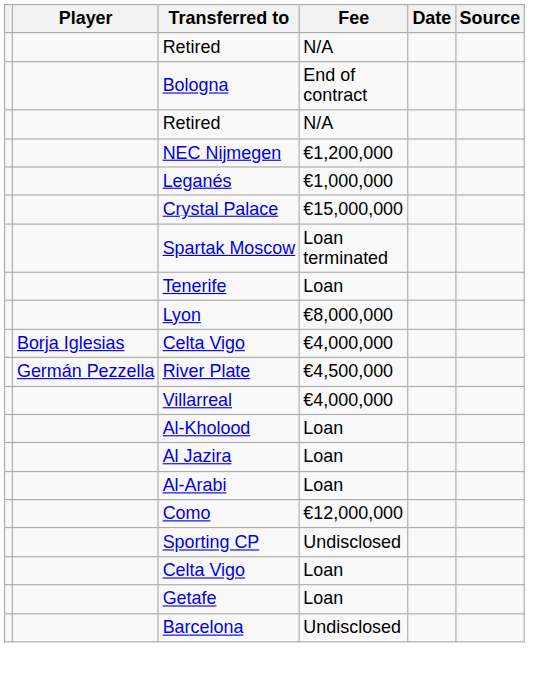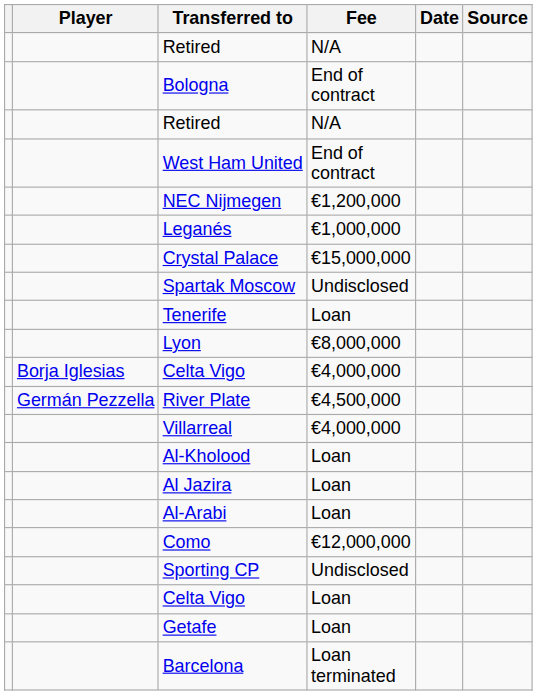+ row: (86, 163)
(346, 247) Loan terminated -> (360, 286) Undisclosed
(352, 627) Undisclosed -> (353, 665) Loan terminated
